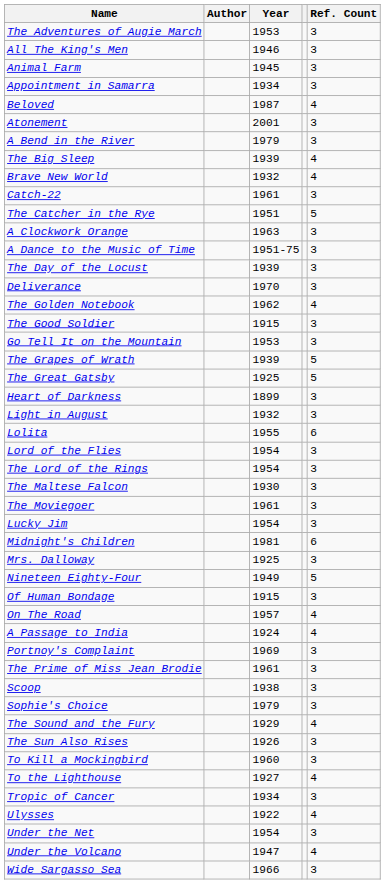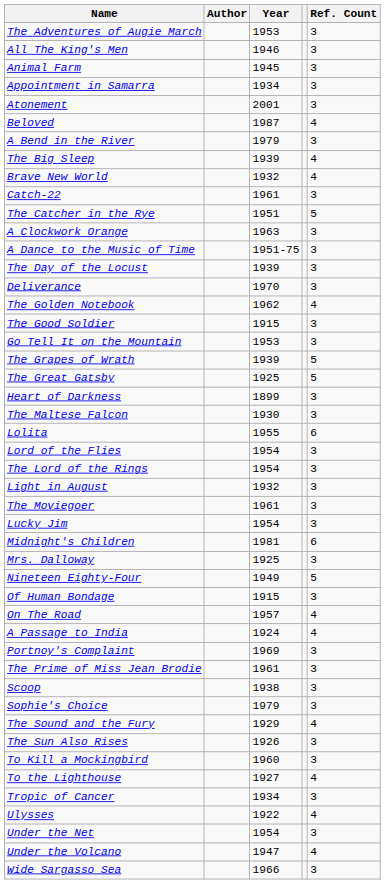rows swapped: (37, 123) <-> (31, 105)
rows swapped: (57, 414) <-> (67, 487)
